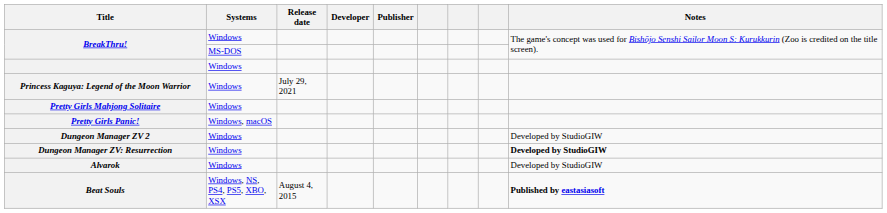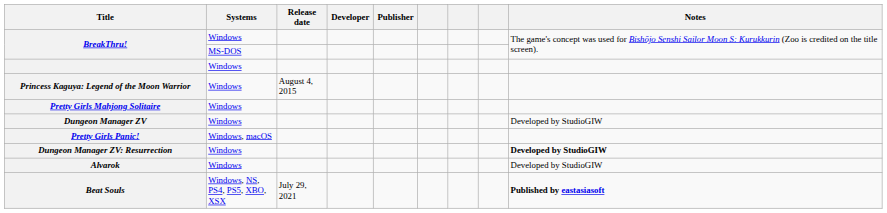(293, 86) July 29, 2021 -> (296, 86) August 4, 2015
+ row: (105, 121)
- row: (105, 136)
(296, 191) August 4, 2015 -> (293, 191) July 29, 2021
